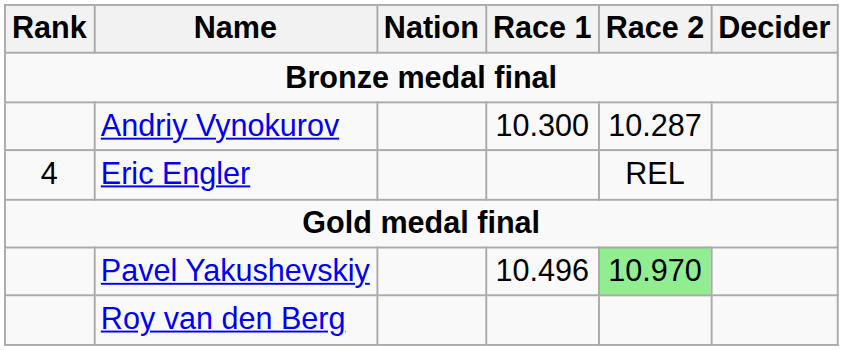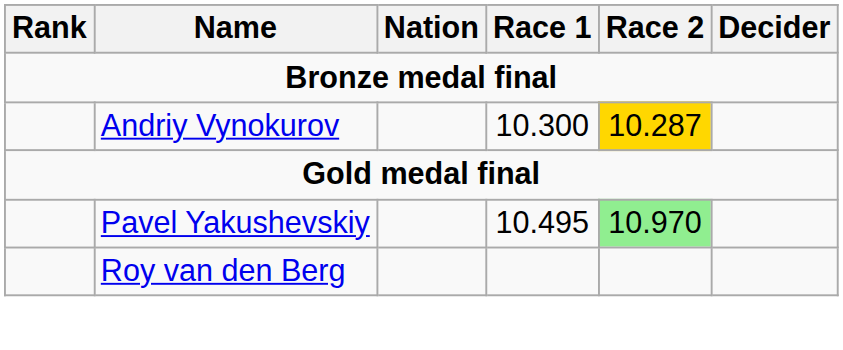(655, 125) no background -> (655, 125) gold background
- row: (176, 174)
(542, 271) 10.496 -> (542, 222) 10.495
